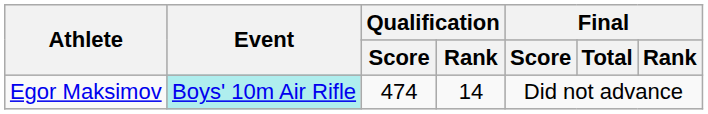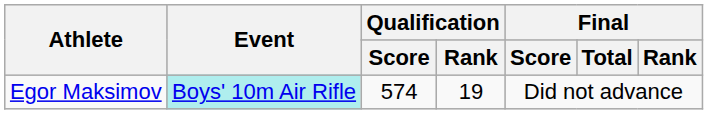(399, 92) 474 -> (399, 92) 574
(471, 92) 14 -> (471, 92) 19
